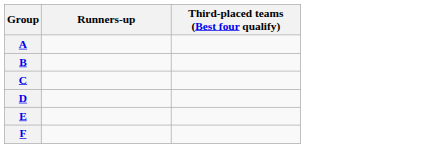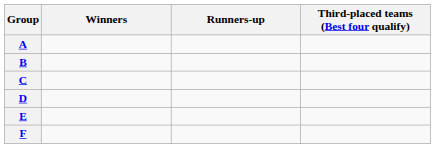+ column: (106, 19)
